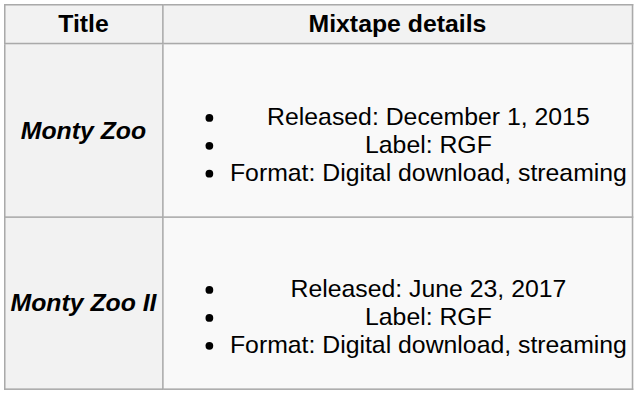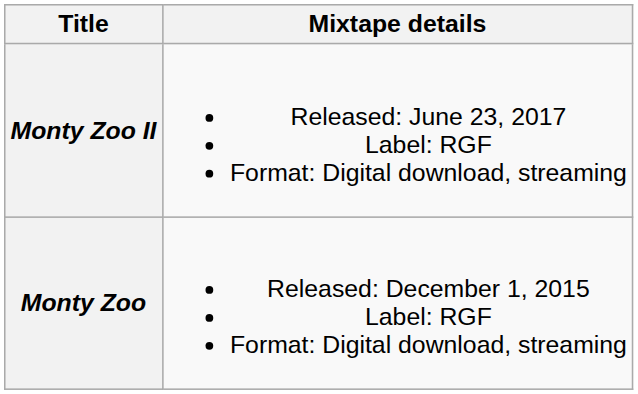rows swapped: (83, 130) <-> (83, 302)
